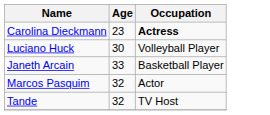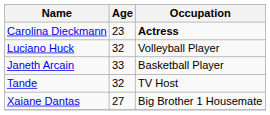(118, 49) 30 -> (118, 49) 32
- row: (48, 84)
+ row: (43, 101)
